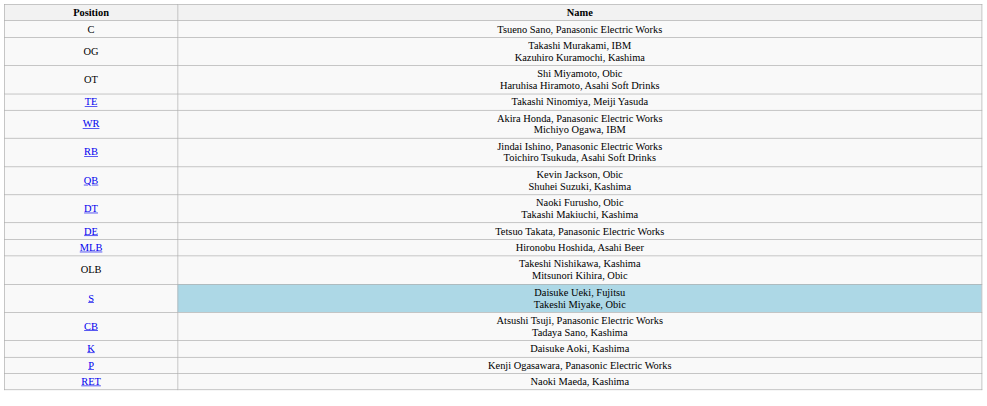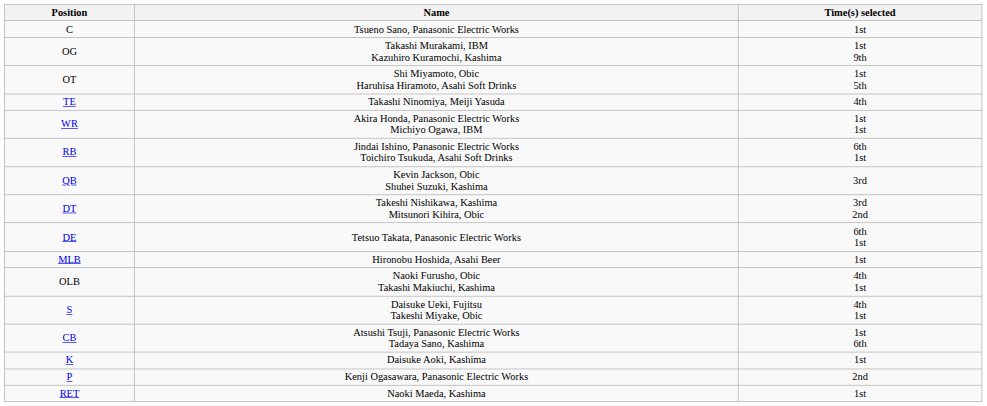+ column: (860, 12)
(580, 209) Naoki Furusho, Obic Takashi Makiuchi, Kashima -> (436, 209) Takeshi Nishikawa, Kashima Mitsunori Kihira, Obic
(580, 270) Takeshi Nishikawa, Kashima Mitsunori Kihira, Obic -> (436, 281) Naoki Furusho, Obic Takashi Makiuchi, Kashima
(580, 298) lightblue background -> (436, 310) no background
